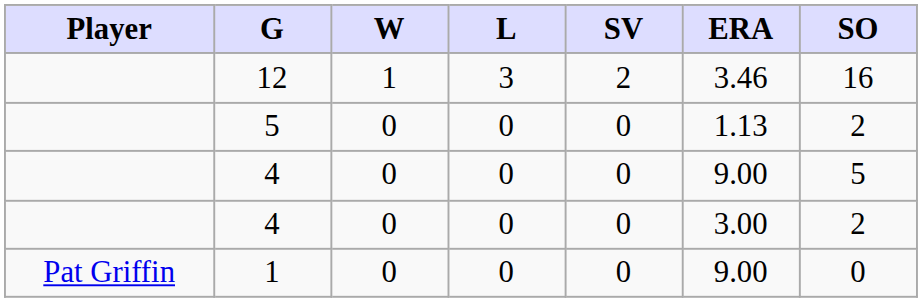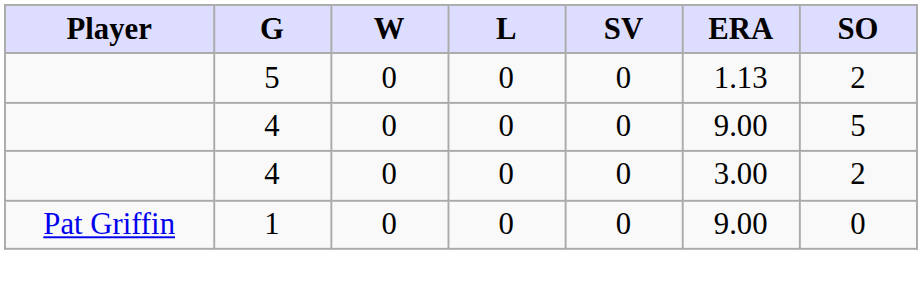- row: (109, 78)
